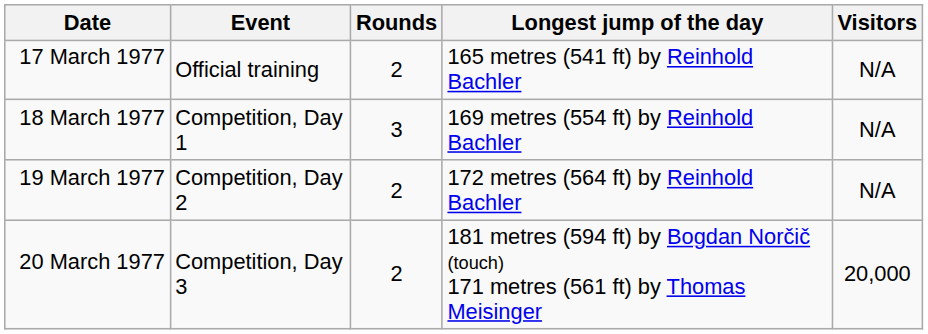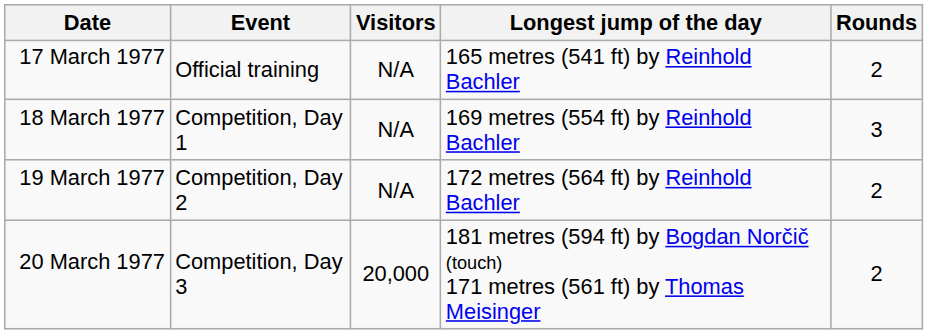columns swapped: (397, 22) <-> (877, 22)
